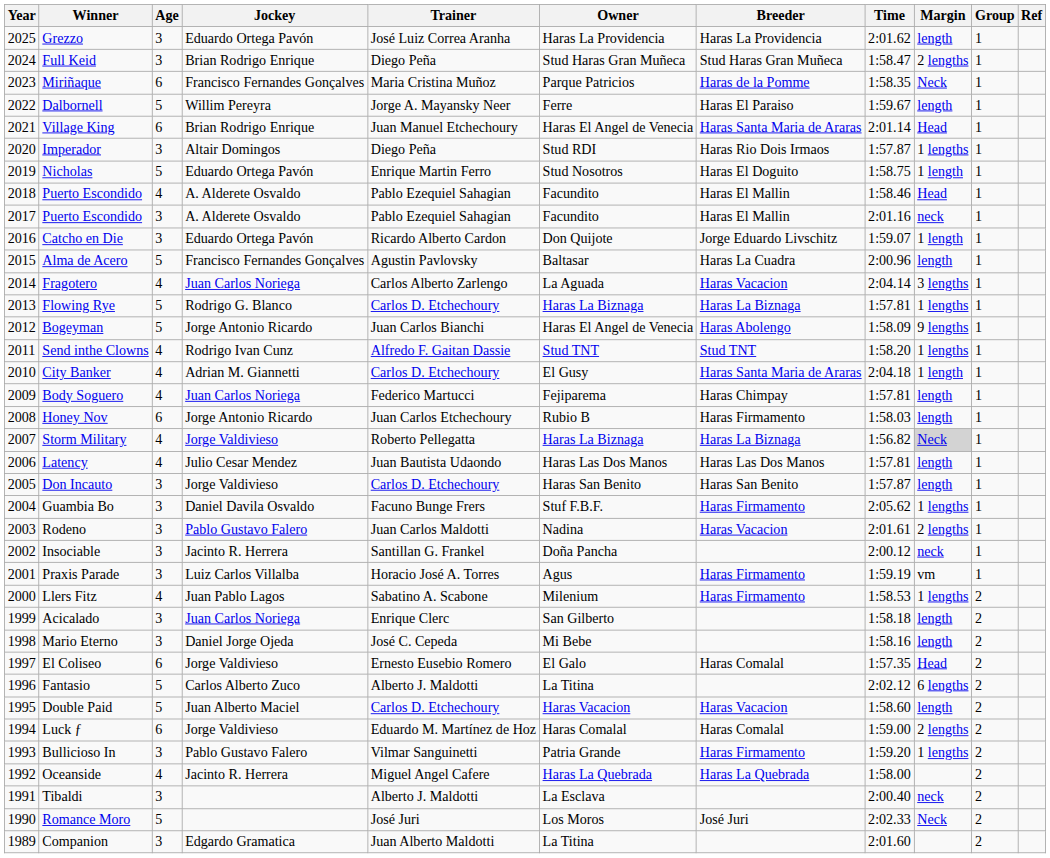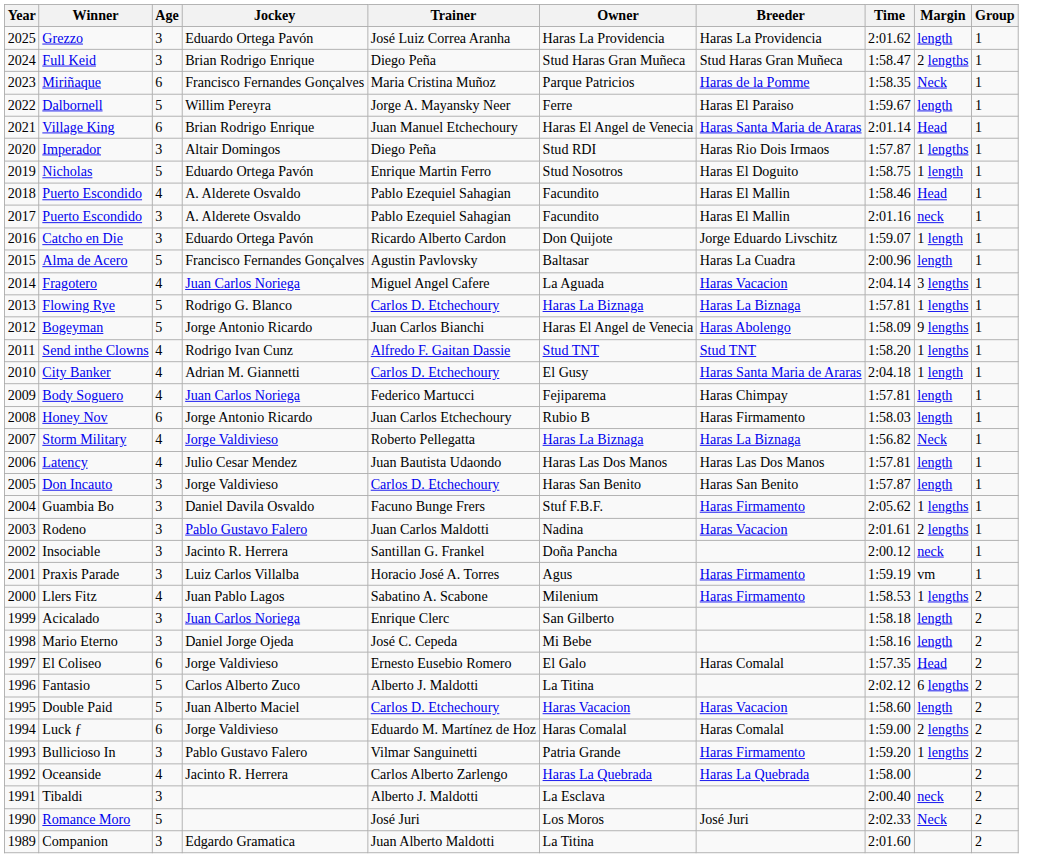- column: (1032, 15)
(439, 283) Carlos Alberto Zarlengo -> (430, 283) Miguel Angel Cafere
(932, 439) lightgrey background -> (932, 439) no background
(430, 774) Miguel Angel Cafere -> (439, 774) Carlos Alberto Zarlengo
